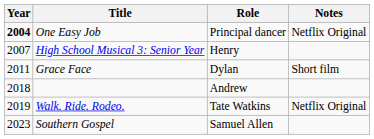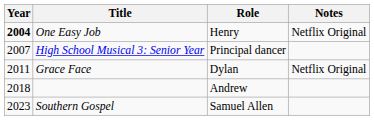(248, 32) Principal dancer -> (224, 32) Henry
(224, 50) Henry -> (248, 50) Principal dancer
(315, 69) Short film -> (329, 69) Netflix Original
- row: (80, 106)
